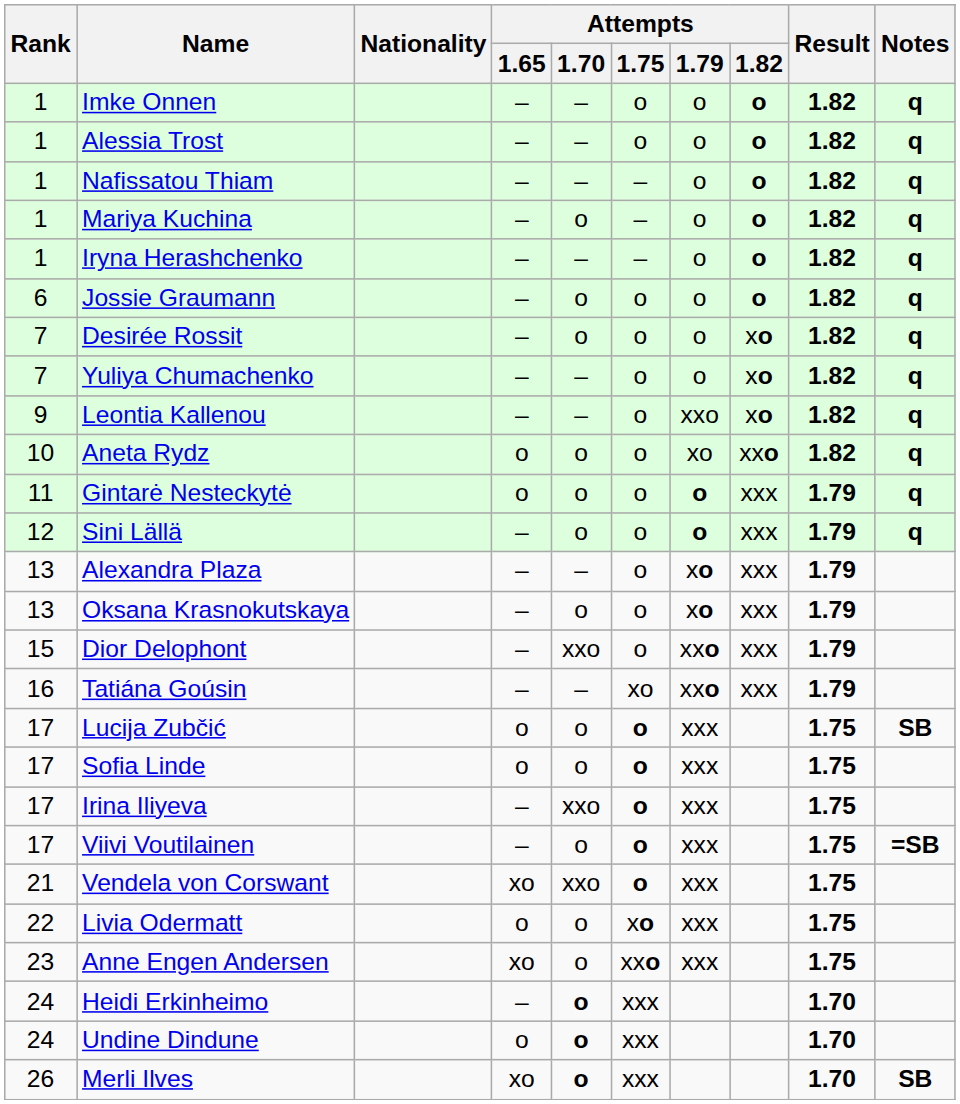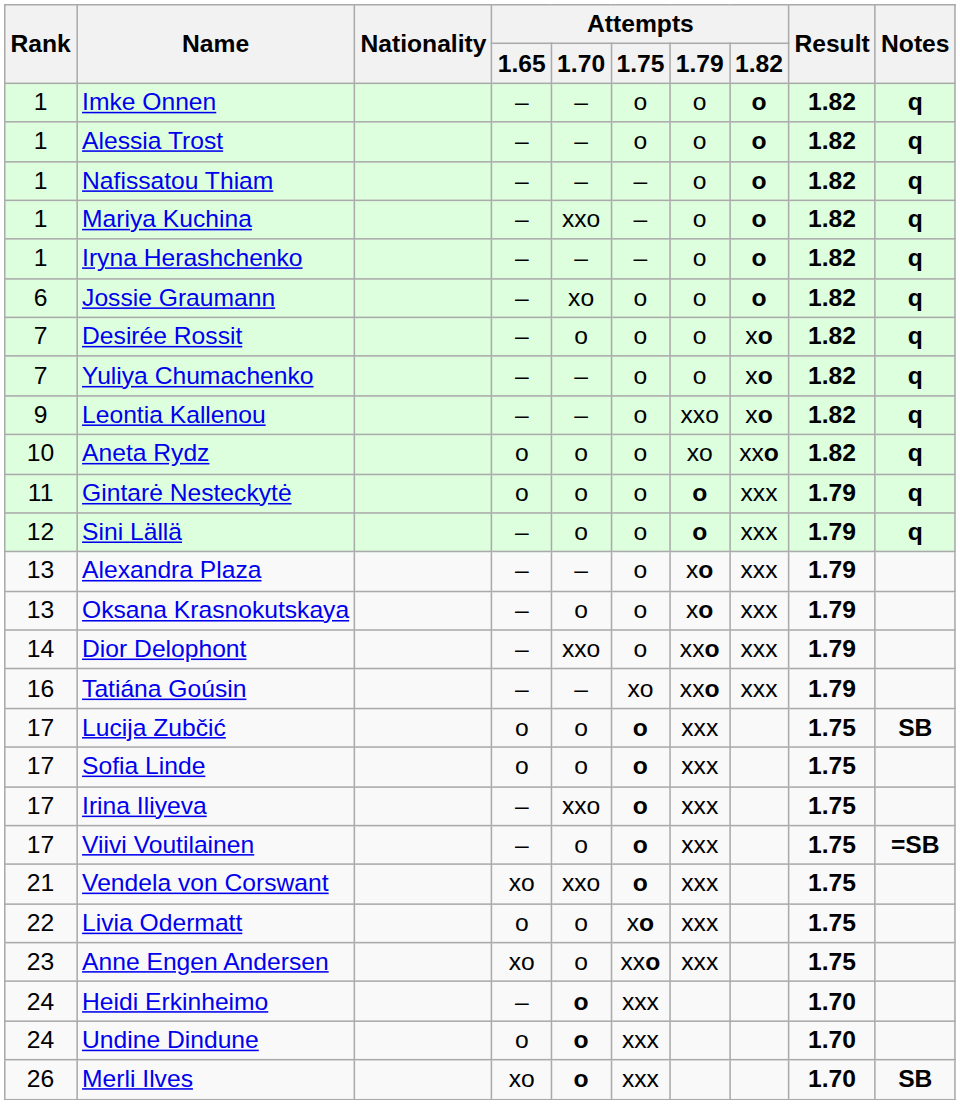(581, 219) o -> (581, 219) xxo
(581, 297) o -> (581, 297) xo
(41, 649) 15 -> (41, 649) 14
